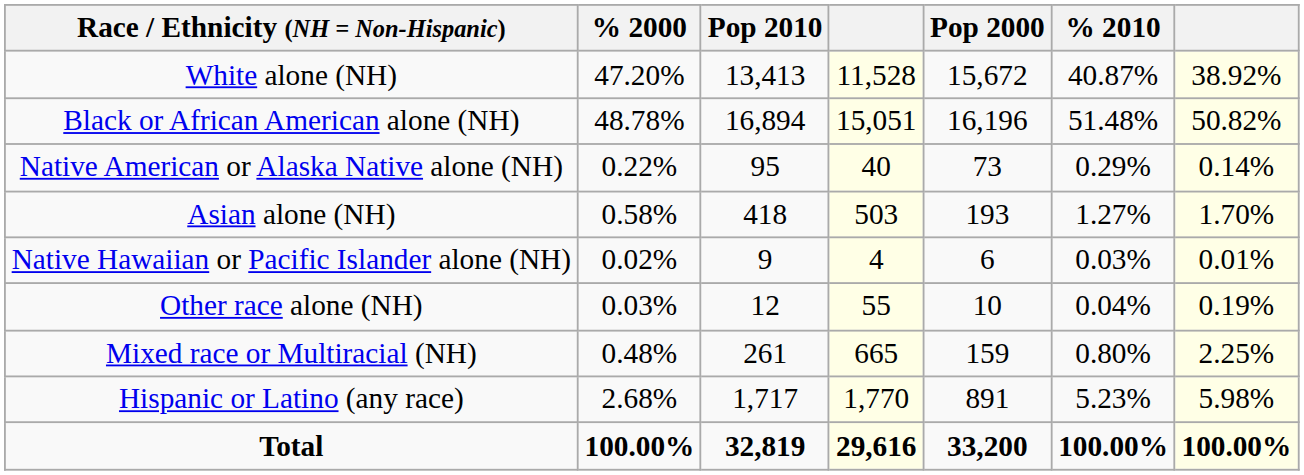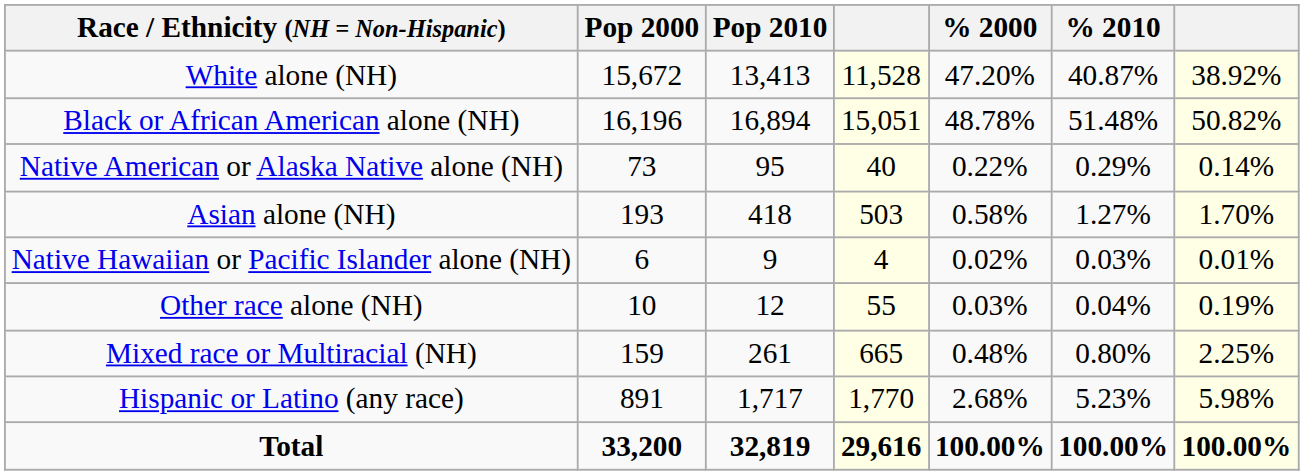columns swapped: (987, 27) <-> (639, 27)
